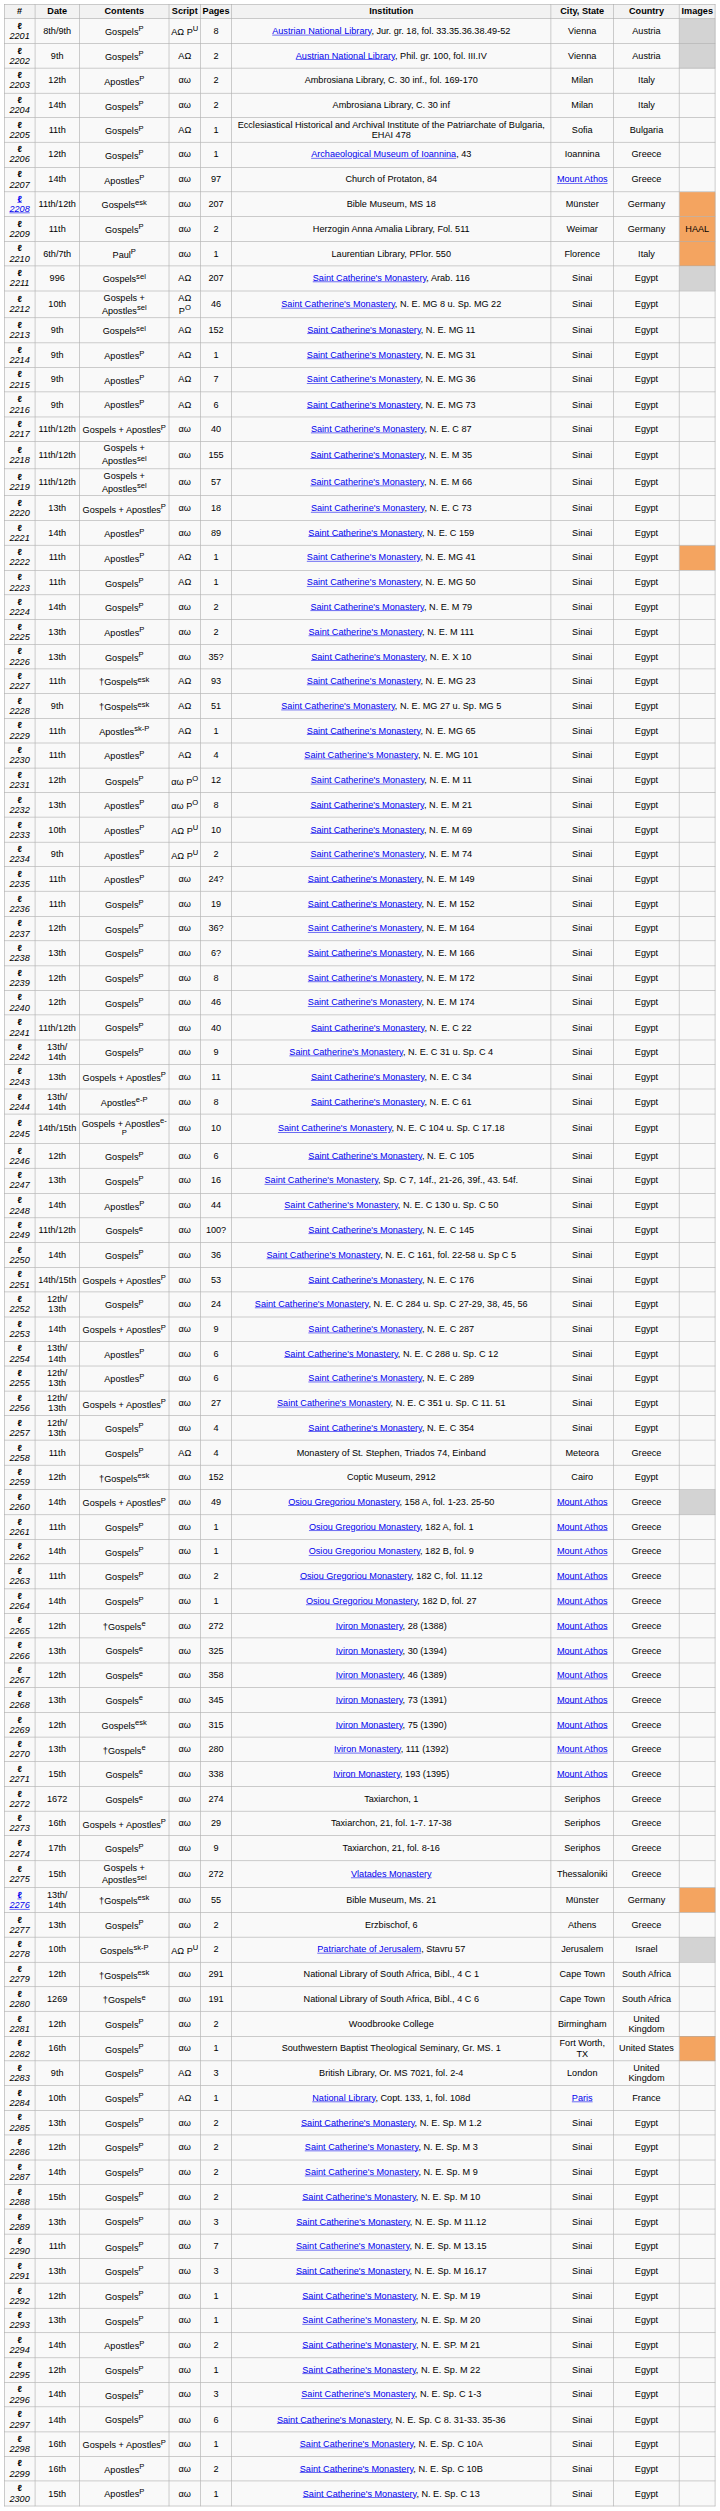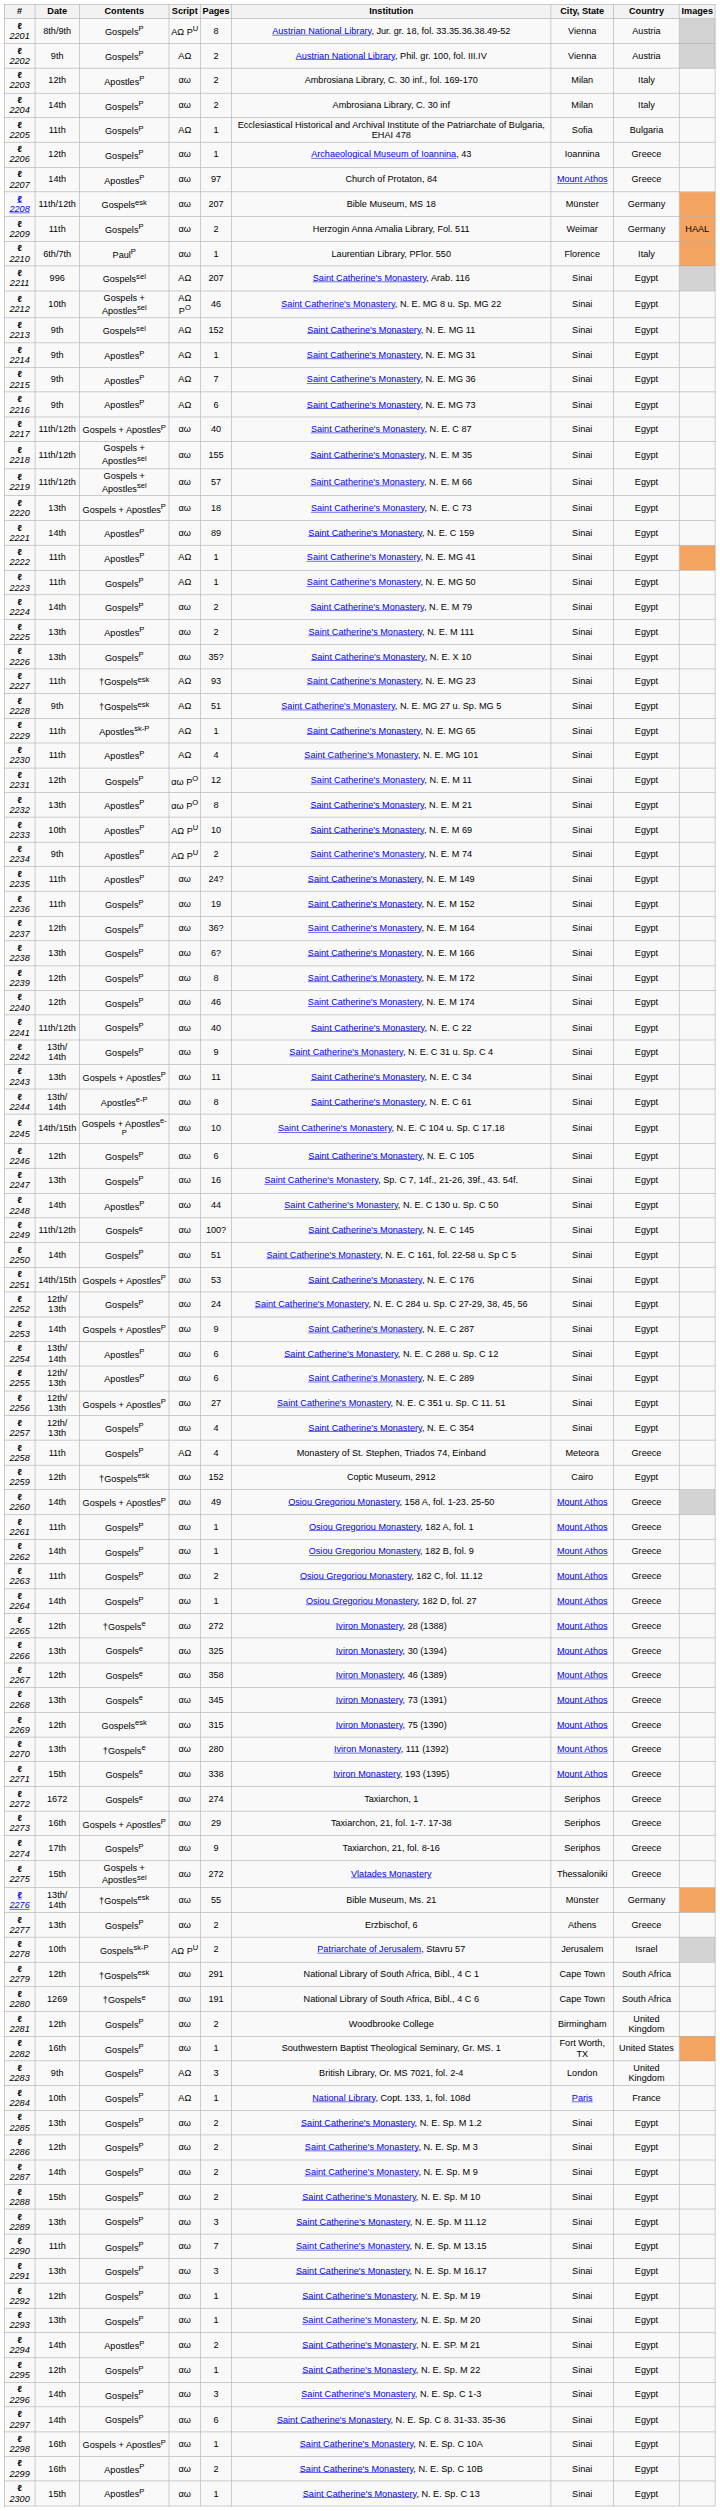(216, 1255) 36 -> (216, 1255) 51
